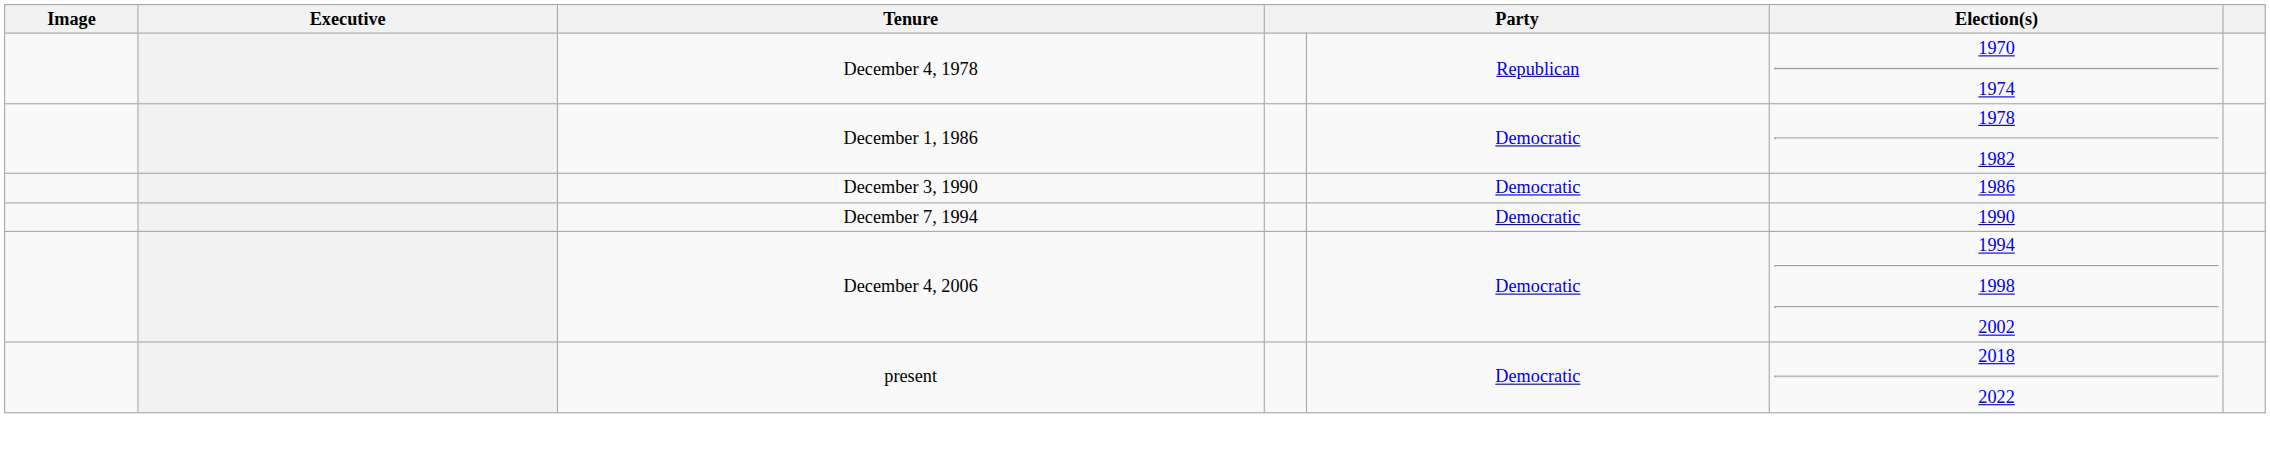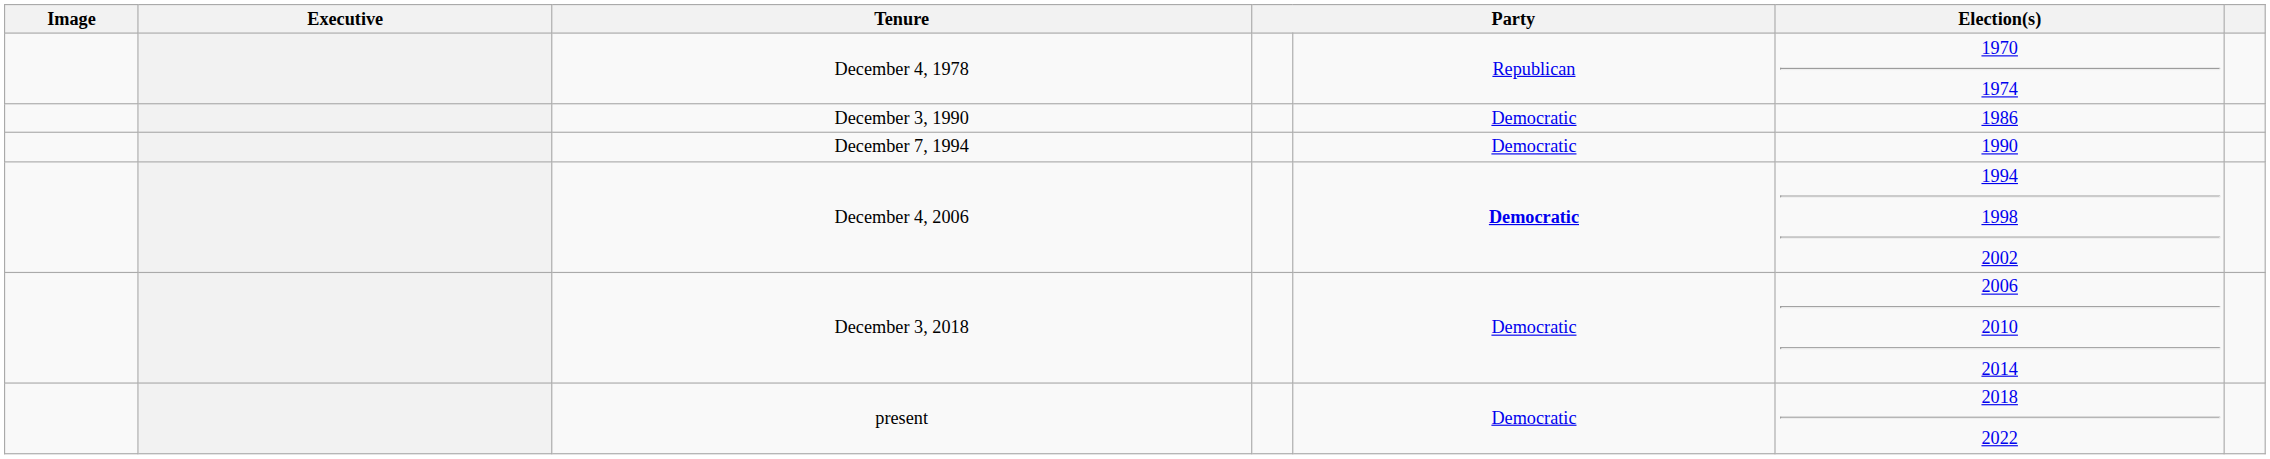- row: (911, 138)
(1538, 286) normal -> (1534, 216) bold
+ row: (902, 327)
